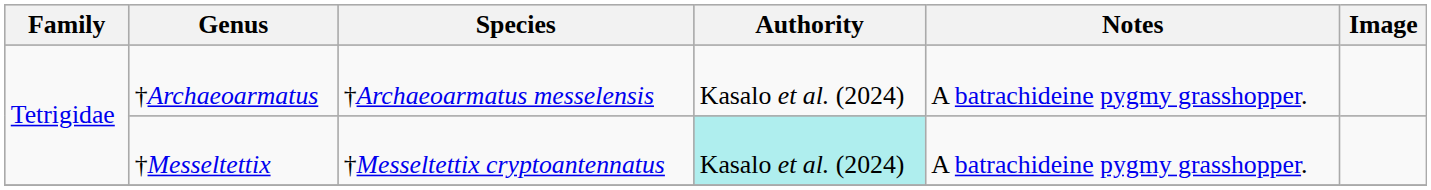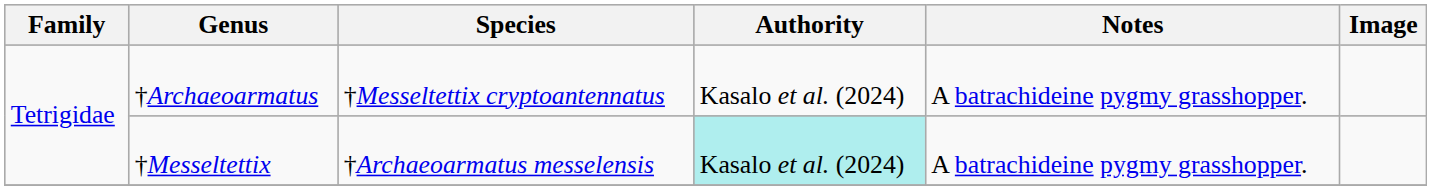(499, 94) †Archaeoarmatus messelensis -> (504, 94) †Messeltettix cryptoantennatus
(504, 164) †Messeltettix cryptoantennatus -> (499, 164) †Archaeoarmatus messelensis
